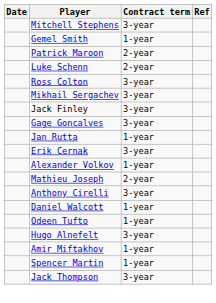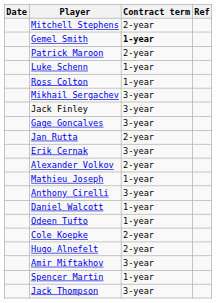(139, 25) 3-year -> (139, 25) 2-year
(139, 39) normal -> (139, 39) bold
(139, 67) 2-year -> (139, 67) 1-year
(139, 81) 3-year -> (139, 81) 1-year
(139, 137) 1-year -> (139, 137) 2-year
(139, 165) 1-year -> (139, 165) 2-year
(139, 179) 2-year -> (139, 179) 1-year
+ row: (60, 235)
(139, 235) 3-year -> (139, 249) 2-year
(139, 249) 1-year -> (139, 263) 3-year
